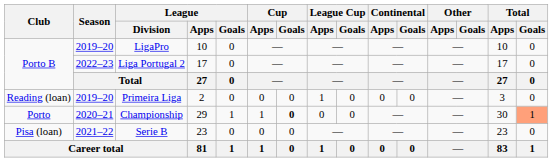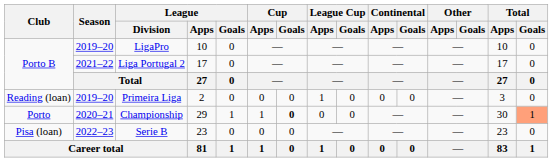(95, 64) 2022–23 -> (95, 64) 2021–22
(95, 132) 2021–22 -> (95, 132) 2022–23
